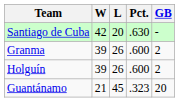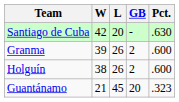columns swapped: (139, 13) <-> (163, 13)
(101, 69) 39 -> (101, 69) 38
